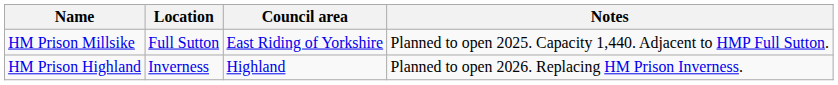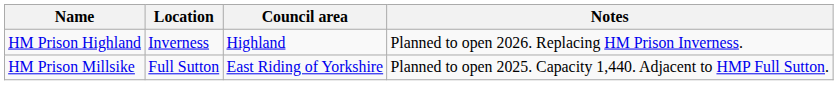rows swapped: (72, 42) <-> (75, 67)
